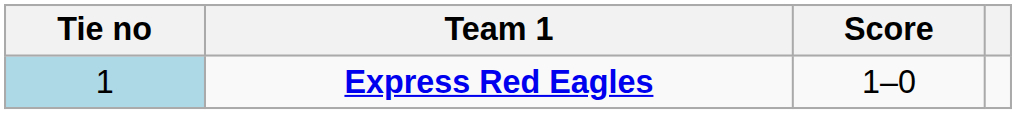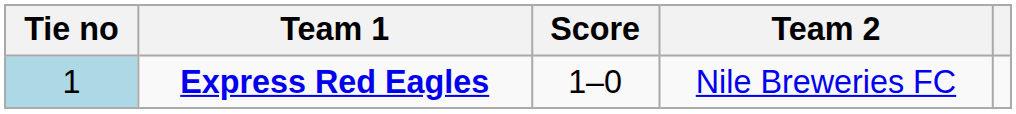+ column: (826, 30)
